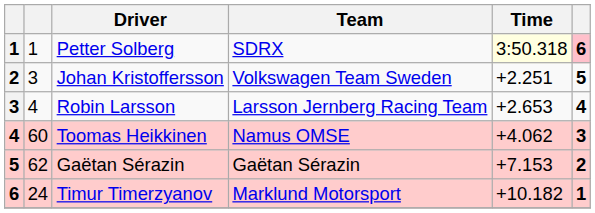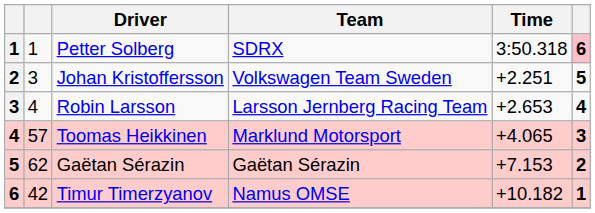(532, 48) lightyellow background -> (532, 48) no background
(38, 136) 60 -> (38, 136) 57
(291, 136) Namus OMSE -> (317, 136) Marklund Motorsport
(524, 136) +4.062 -> (524, 136) +4.065
(38, 194) 24 -> (38, 194) 42
(317, 194) Marklund Motorsport -> (291, 194) Namus OMSE
